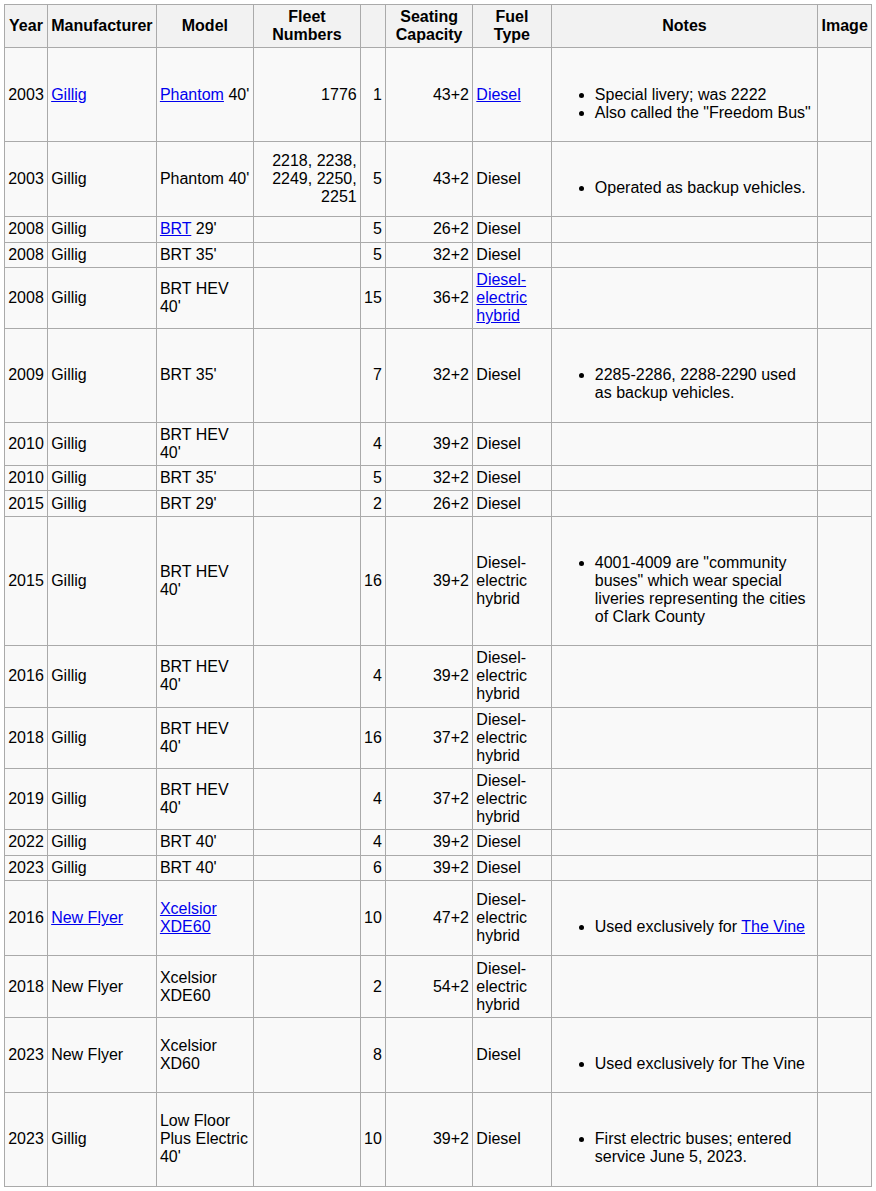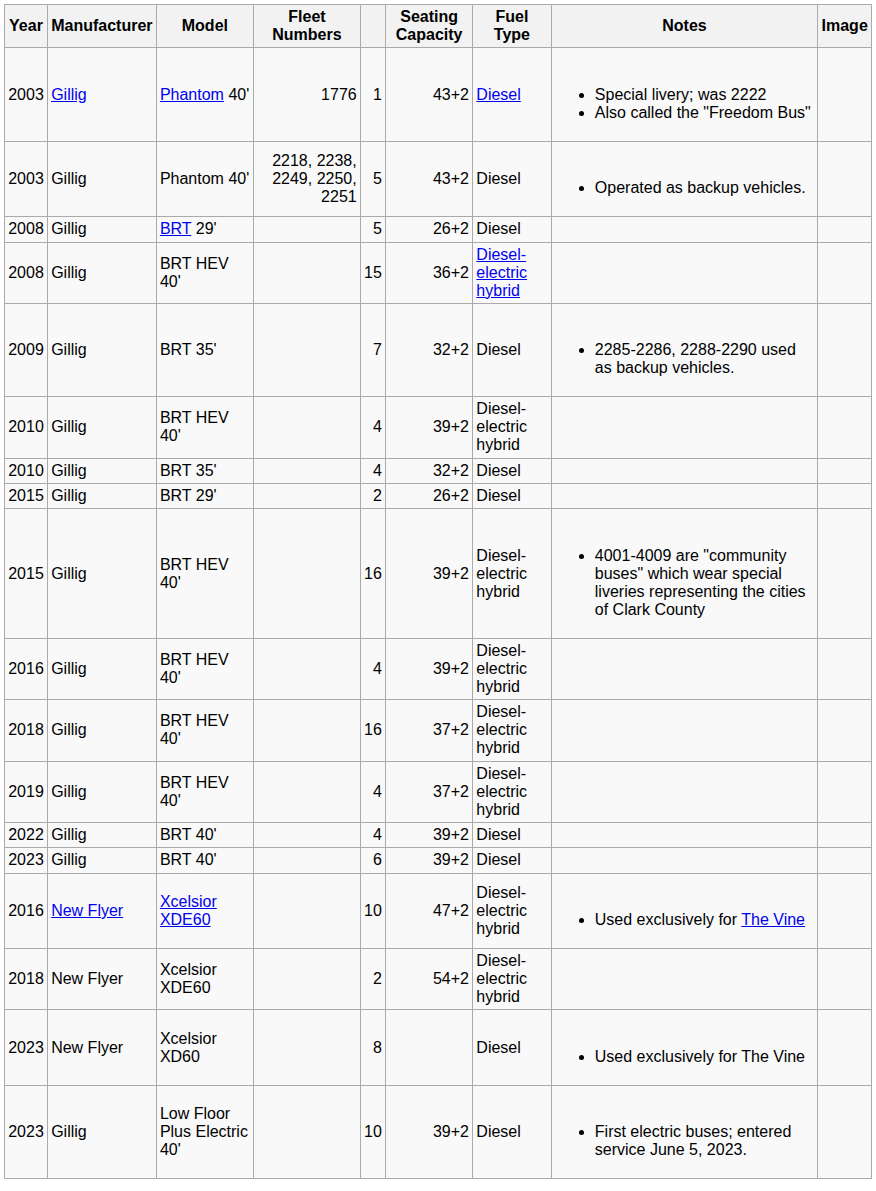- row: (26, 254)
(499, 443) Diesel -> (502, 427) Diesel-electric hybrid
(377, 478) 5 -> (377, 470) 4
